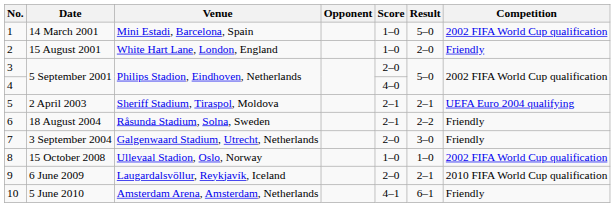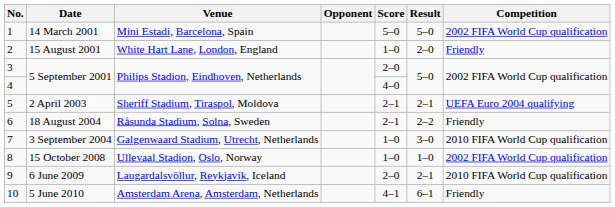(391, 31) 1–0 -> (391, 31) 5–0
(391, 139) 2–0 -> (391, 139) 1–0
(465, 139) Friendly -> (527, 139) 2010 FIFA World Cup qualification
